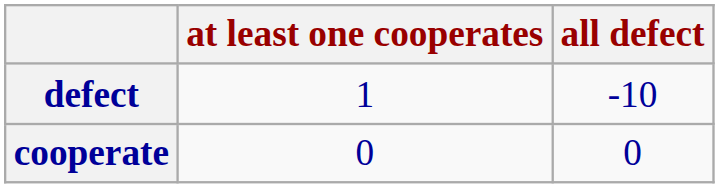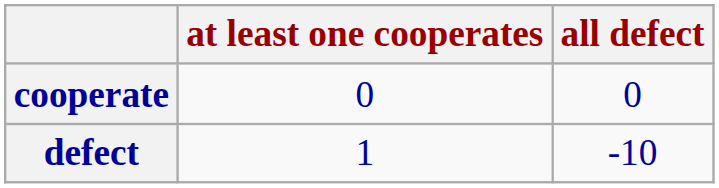rows swapped: (91, 152) <-> (91, 93)
